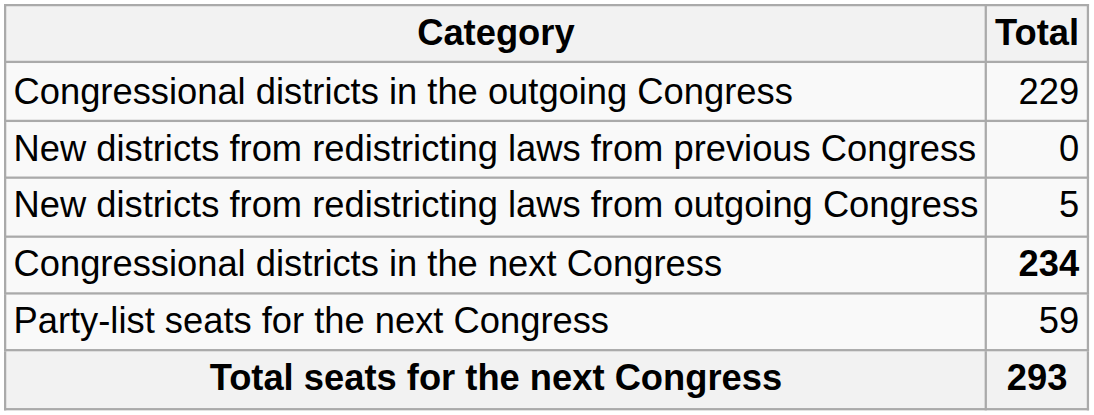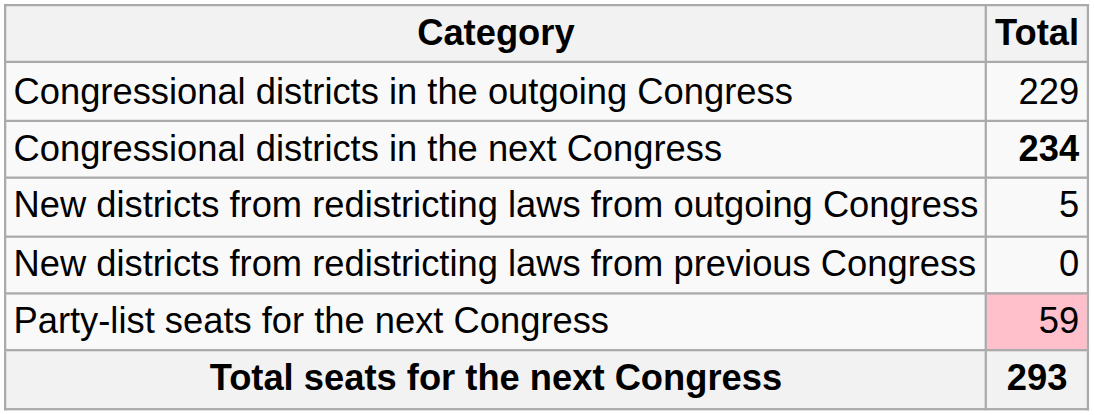rows swapped: (495, 148) <-> (368, 263)
(1059, 321) no background -> (1059, 321) pink background
